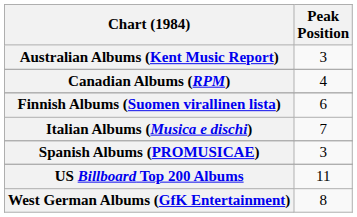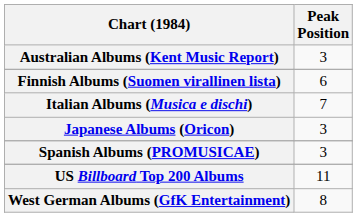- row: (149, 81)
+ row: (149, 128)
